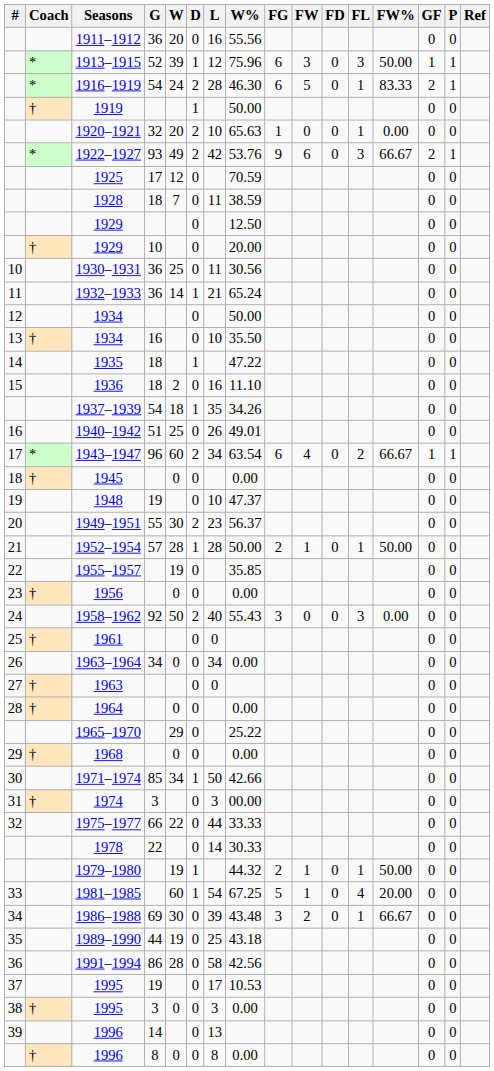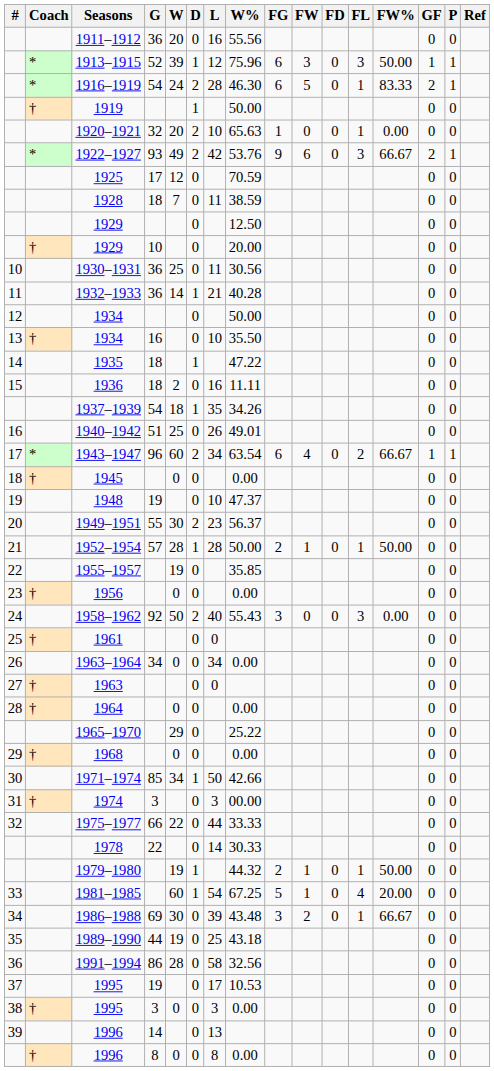(245, 293) 65.24 -> (245, 293) 40.28
(245, 385) 11.10 -> (245, 385) 11.11
(245, 962) 42.56 -> (245, 962) 32.56
